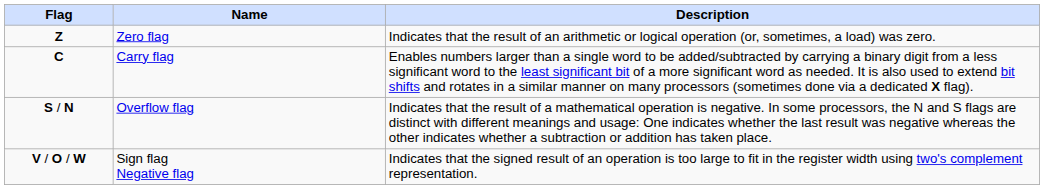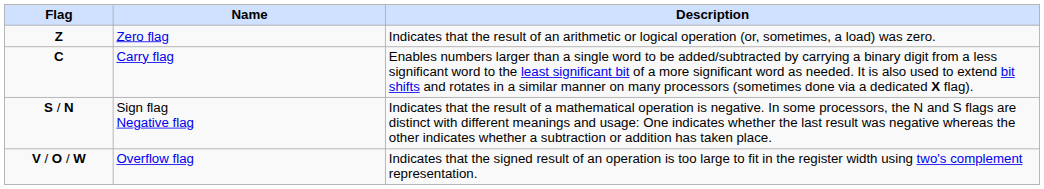(155, 108) Overflow flag -> (155, 115) Sign flag Negative flag
(155, 166) Sign flag Negative flag -> (155, 159) Overflow flag
